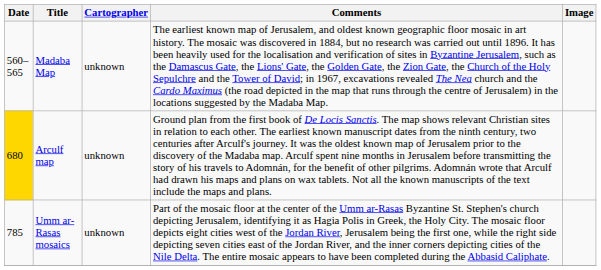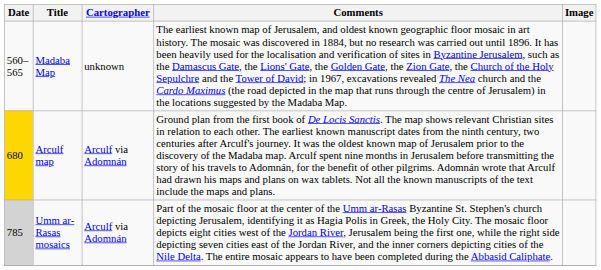(104, 155) unknown -> (106, 155) Arculf via Adomnán
(15, 232) no background -> (15, 232) lightgrey background
(104, 232) unknown -> (106, 232) Arculf via Adomnán
